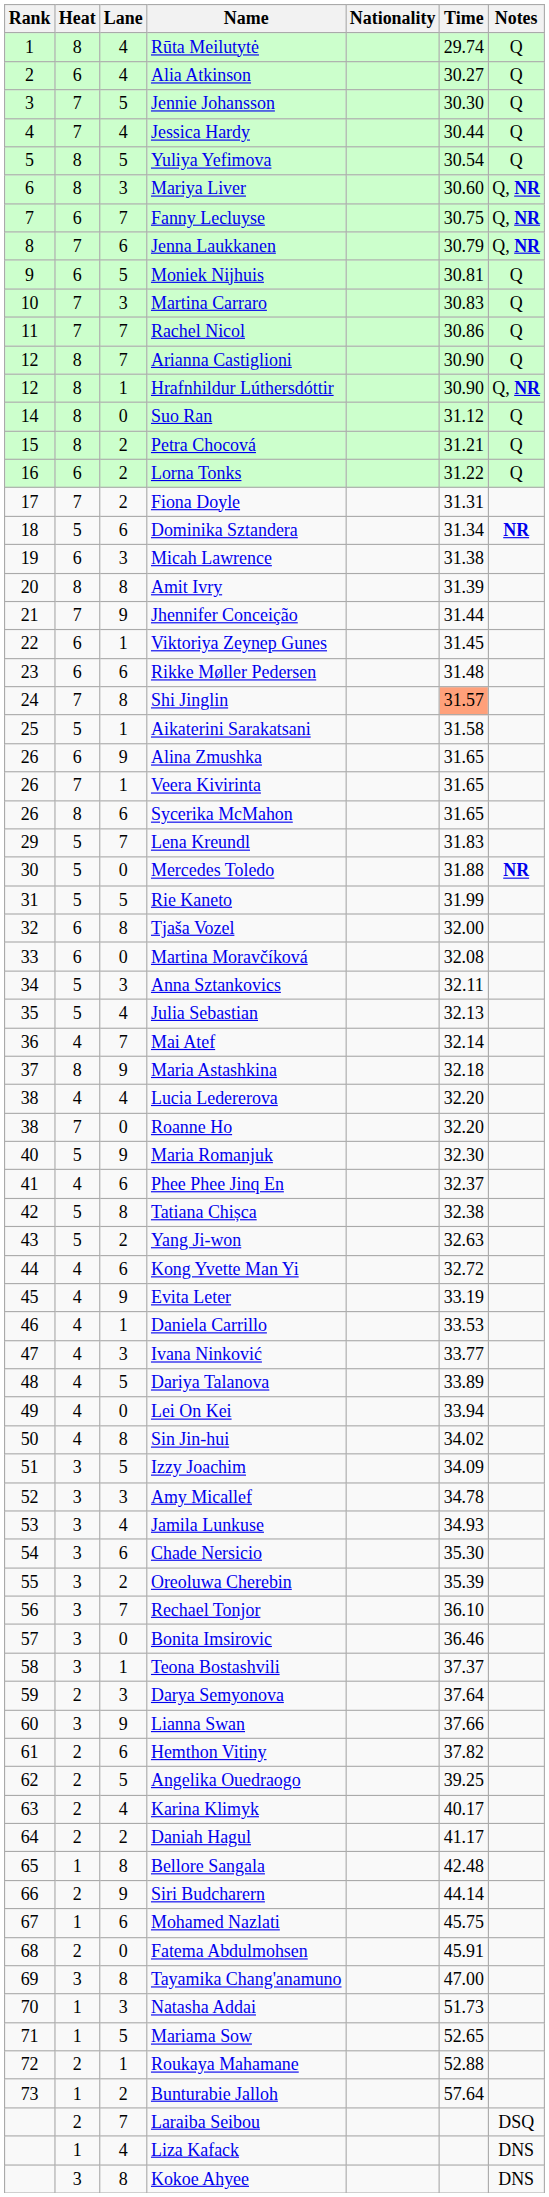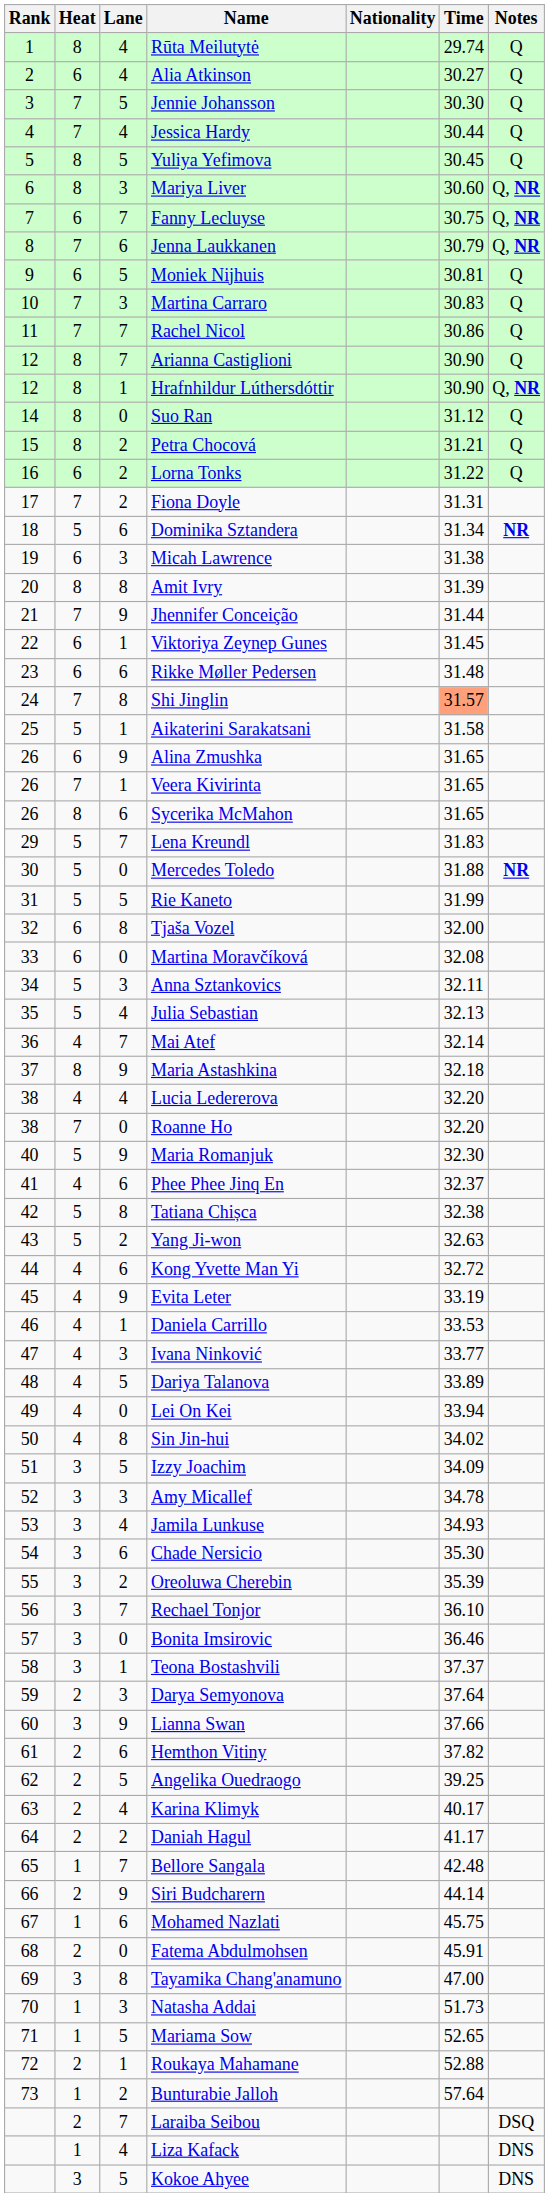(464, 160) 30.54 -> (464, 160) 30.45
(123, 1866) 8 -> (123, 1866) 7
(123, 2178) 8 -> (123, 2178) 5
